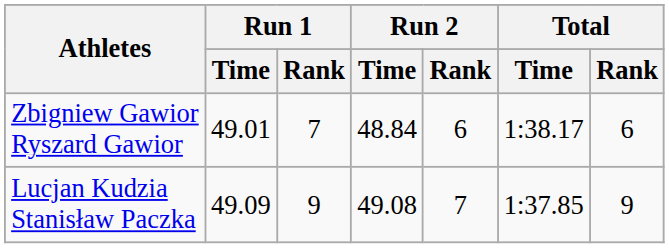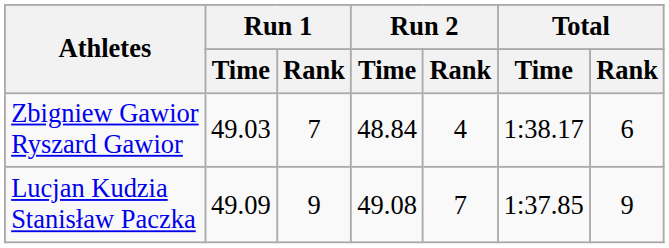(241, 129) 49.01 -> (241, 129) 49.03
(460, 129) 6 -> (460, 129) 4
